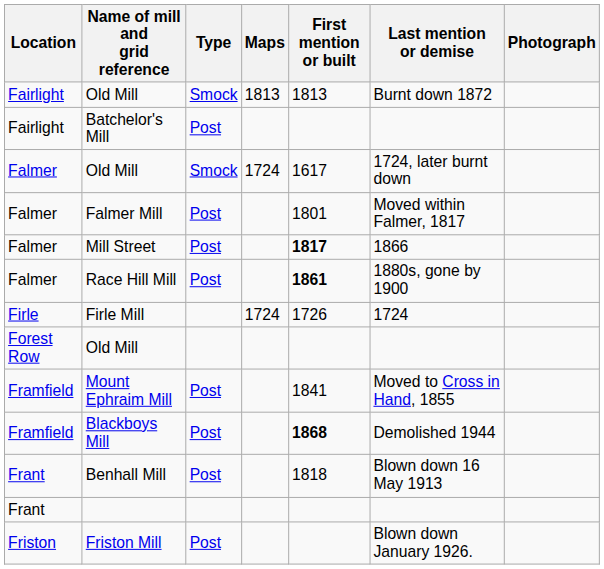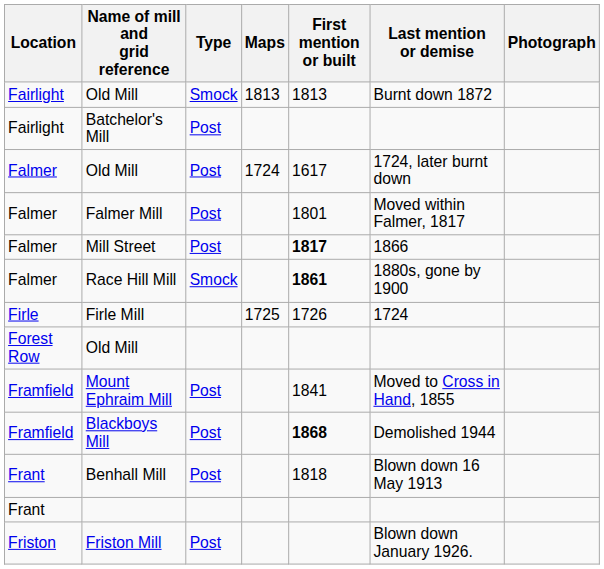(214, 170) Smock -> (205, 170) Post
(205, 280) Post -> (214, 280) Smock
(262, 314) 1724 -> (262, 314) 1725
